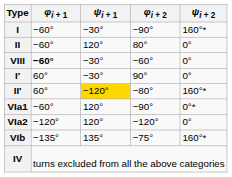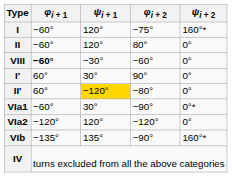(93, 29) −30° -> (93, 29) 120°
(143, 29) −90° -> (143, 29) −75°
(93, 76) −30° -> (90, 76) 30°
(194, 91) 160°* -> (187, 91) 0°
(93, 107) 120° -> (90, 107) 30°
(143, 138) −75° -> (143, 138) −90°
